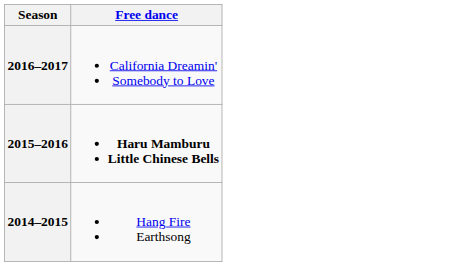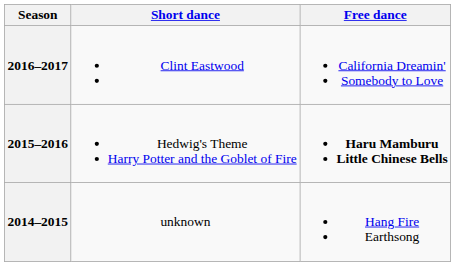+ column: (185, 15)
